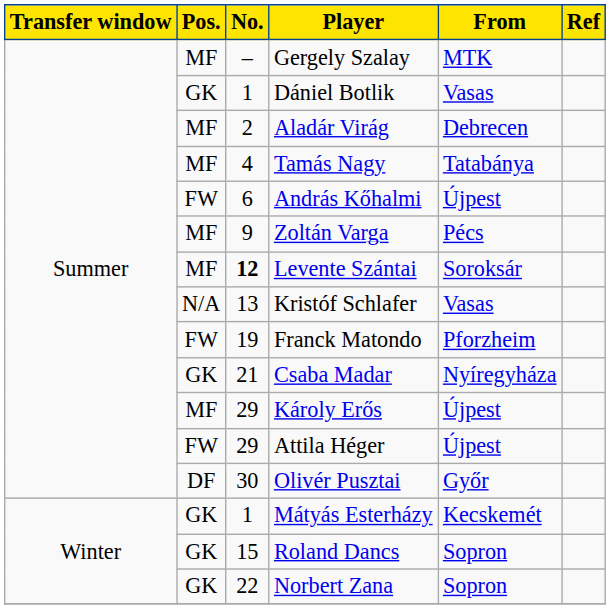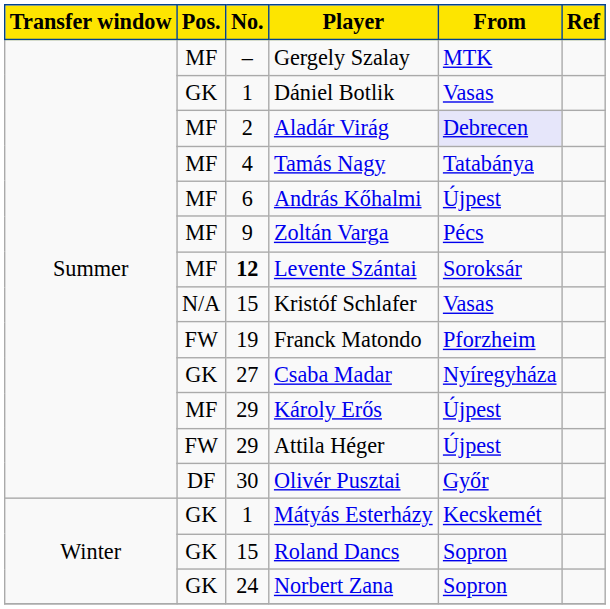(485, 127) no background -> (485, 127) lavender background
(201, 198) FW -> (201, 198) MF
(247, 304) 13 -> (247, 304) 15
(247, 374) 21 -> (247, 374) 27
(247, 586) 22 -> (247, 586) 24
